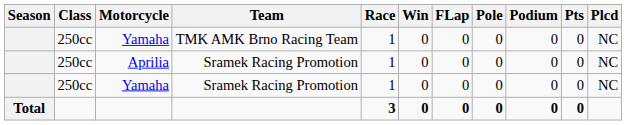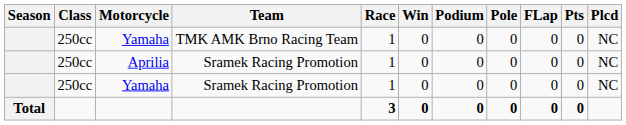columns swapped: (534, 16) <-> (452, 16)
